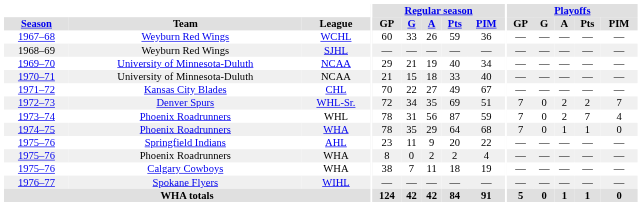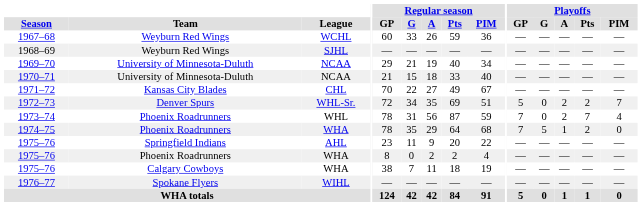(521, 103) 7 -> (521, 103) 5
(544, 129) 0 -> (544, 129) 5
(587, 129) 1 -> (587, 129) 2
